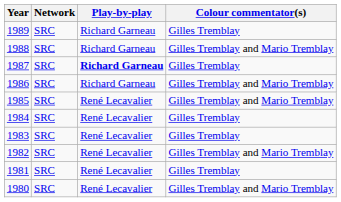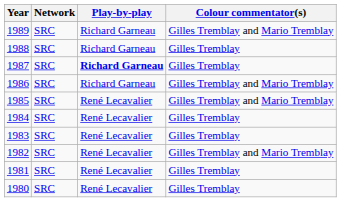(204, 30) Gilles Tremblay -> (251, 30) Gilles Tremblay and Mario Tremblay
(251, 48) Gilles Tremblay and Mario Tremblay -> (204, 48) Gilles Tremblay
(251, 188) Gilles Tremblay and Mario Tremblay -> (204, 188) Gilles Tremblay
